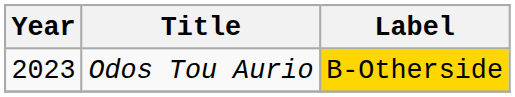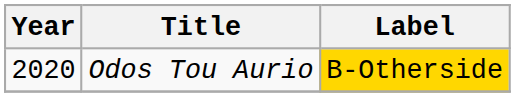(44, 70) 2023 -> (44, 70) 2020
